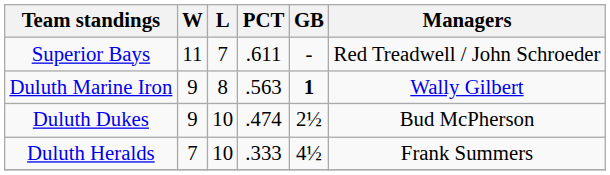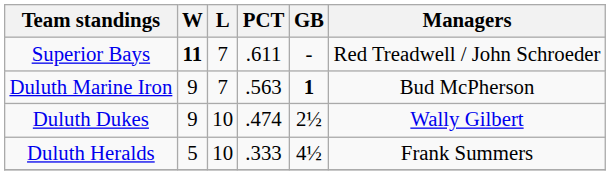(192, 53) normal -> (192, 53) bold
(223, 86) 8 -> (223, 86) 7
(467, 86) Wally Gilbert -> (467, 86) Bud McPherson
(467, 119) Bud McPherson -> (467, 119) Wally Gilbert
(192, 152) 7 -> (192, 152) 5
